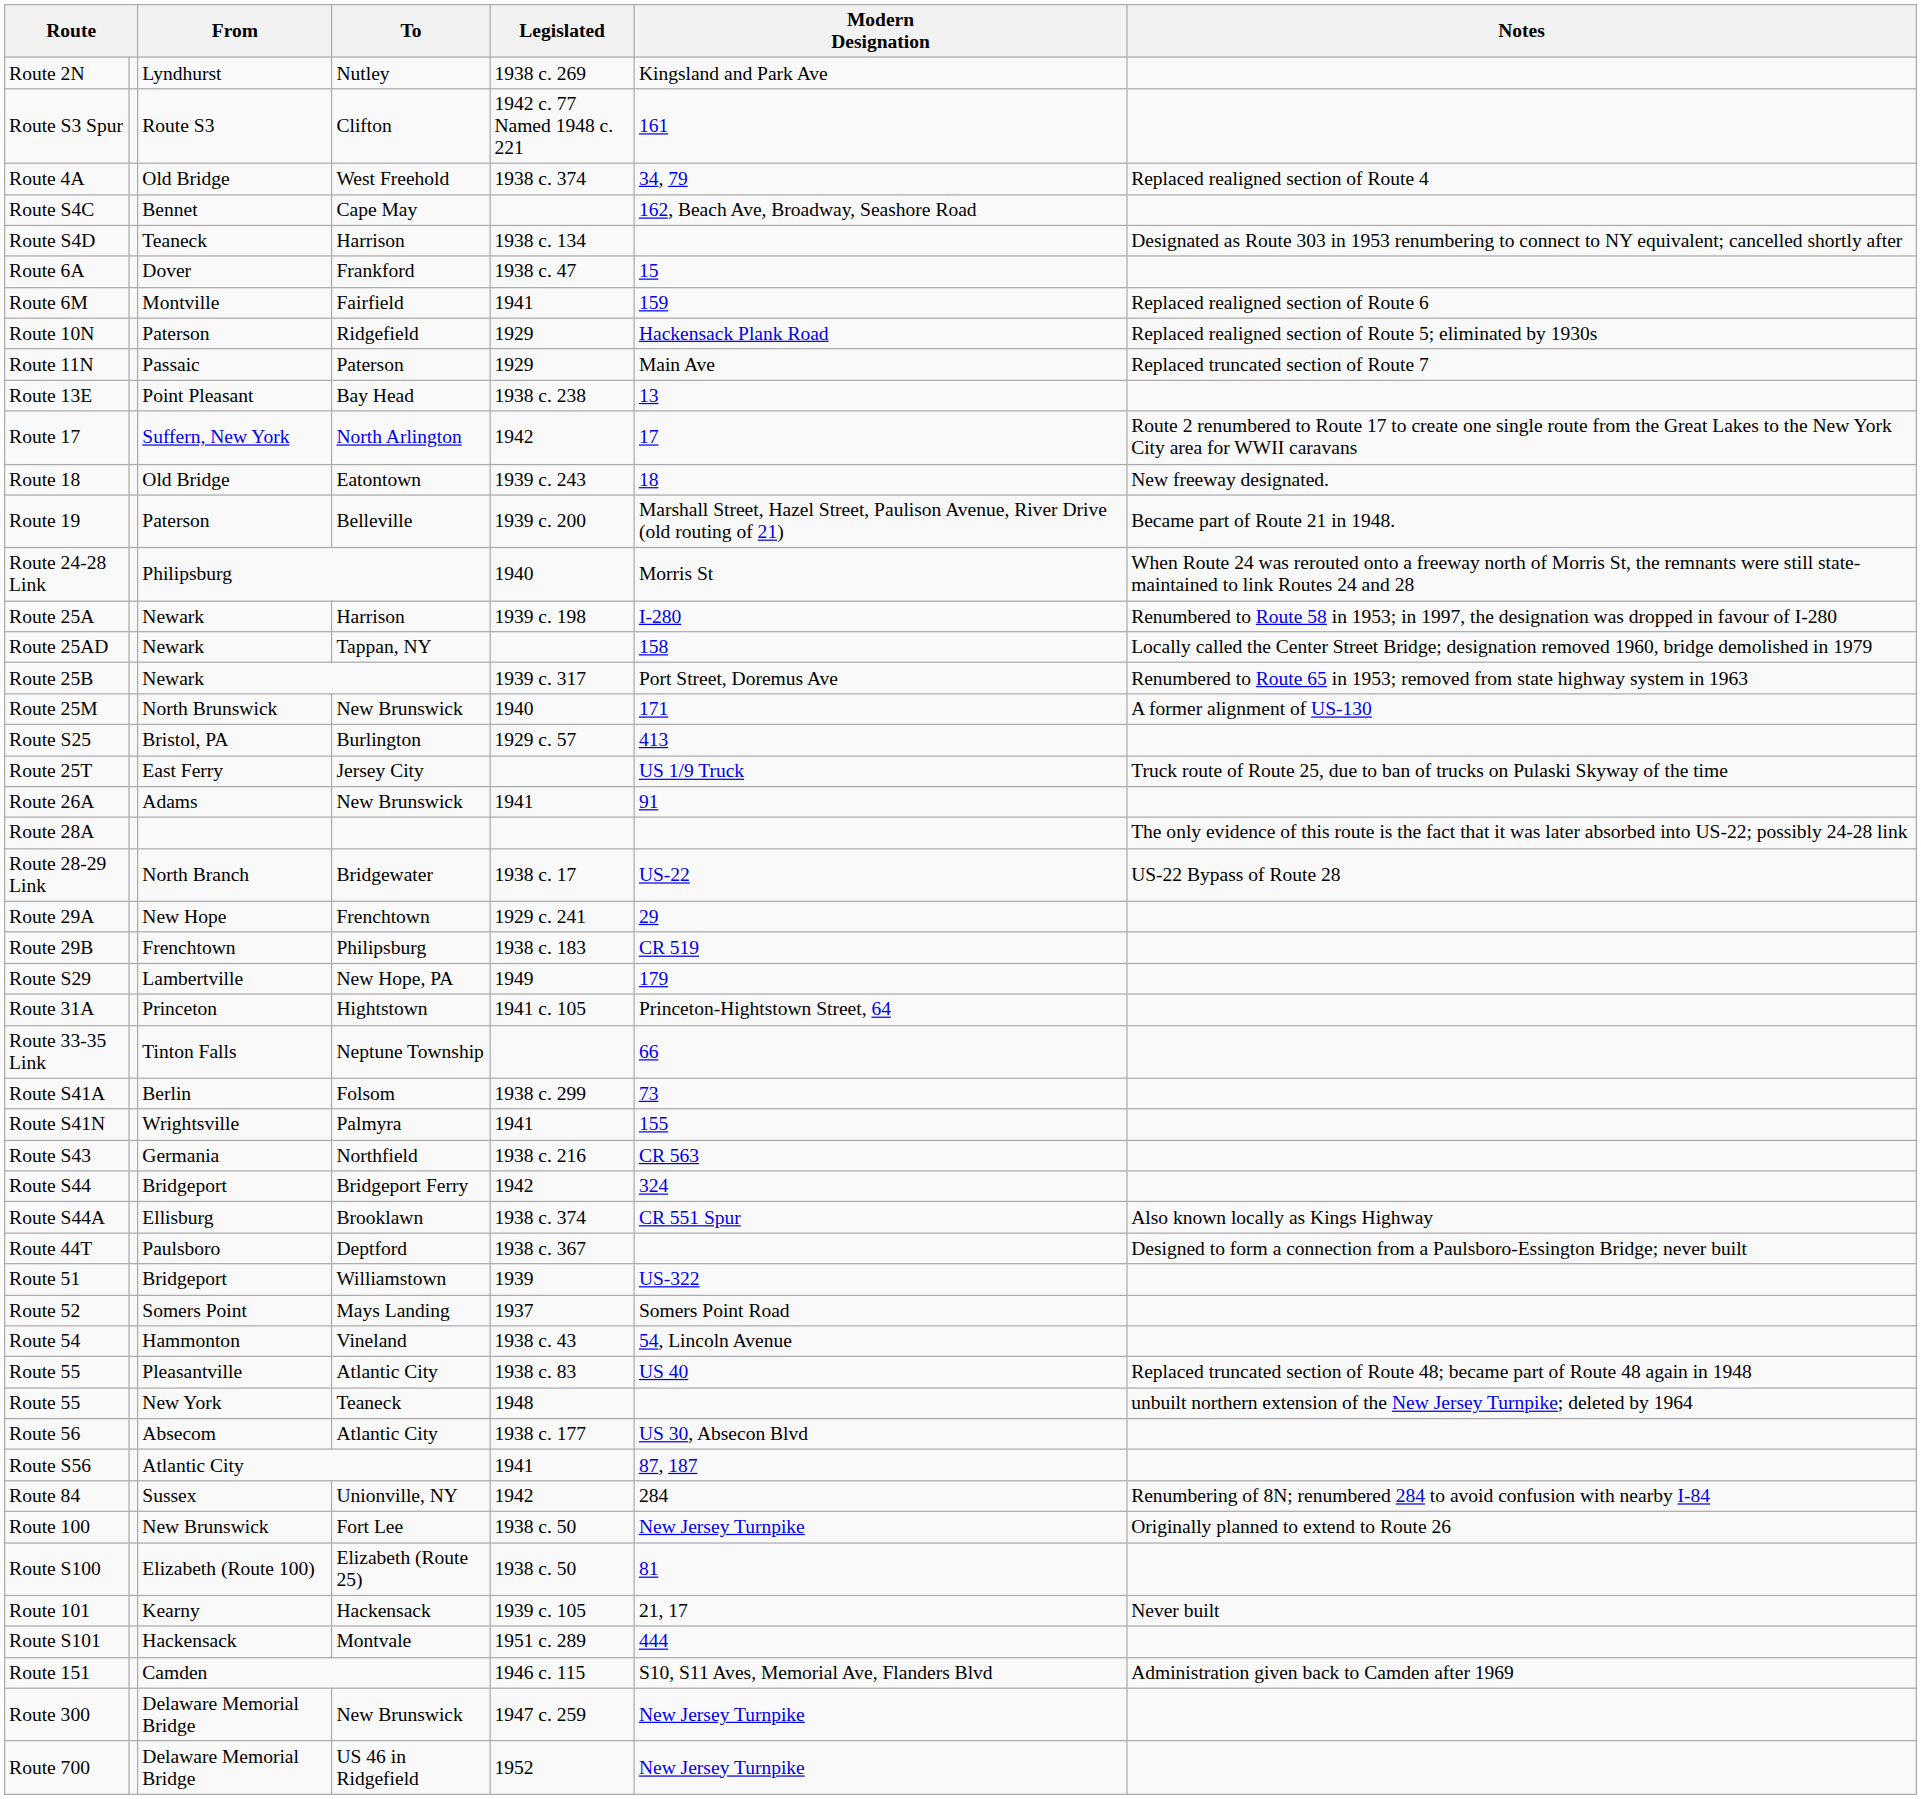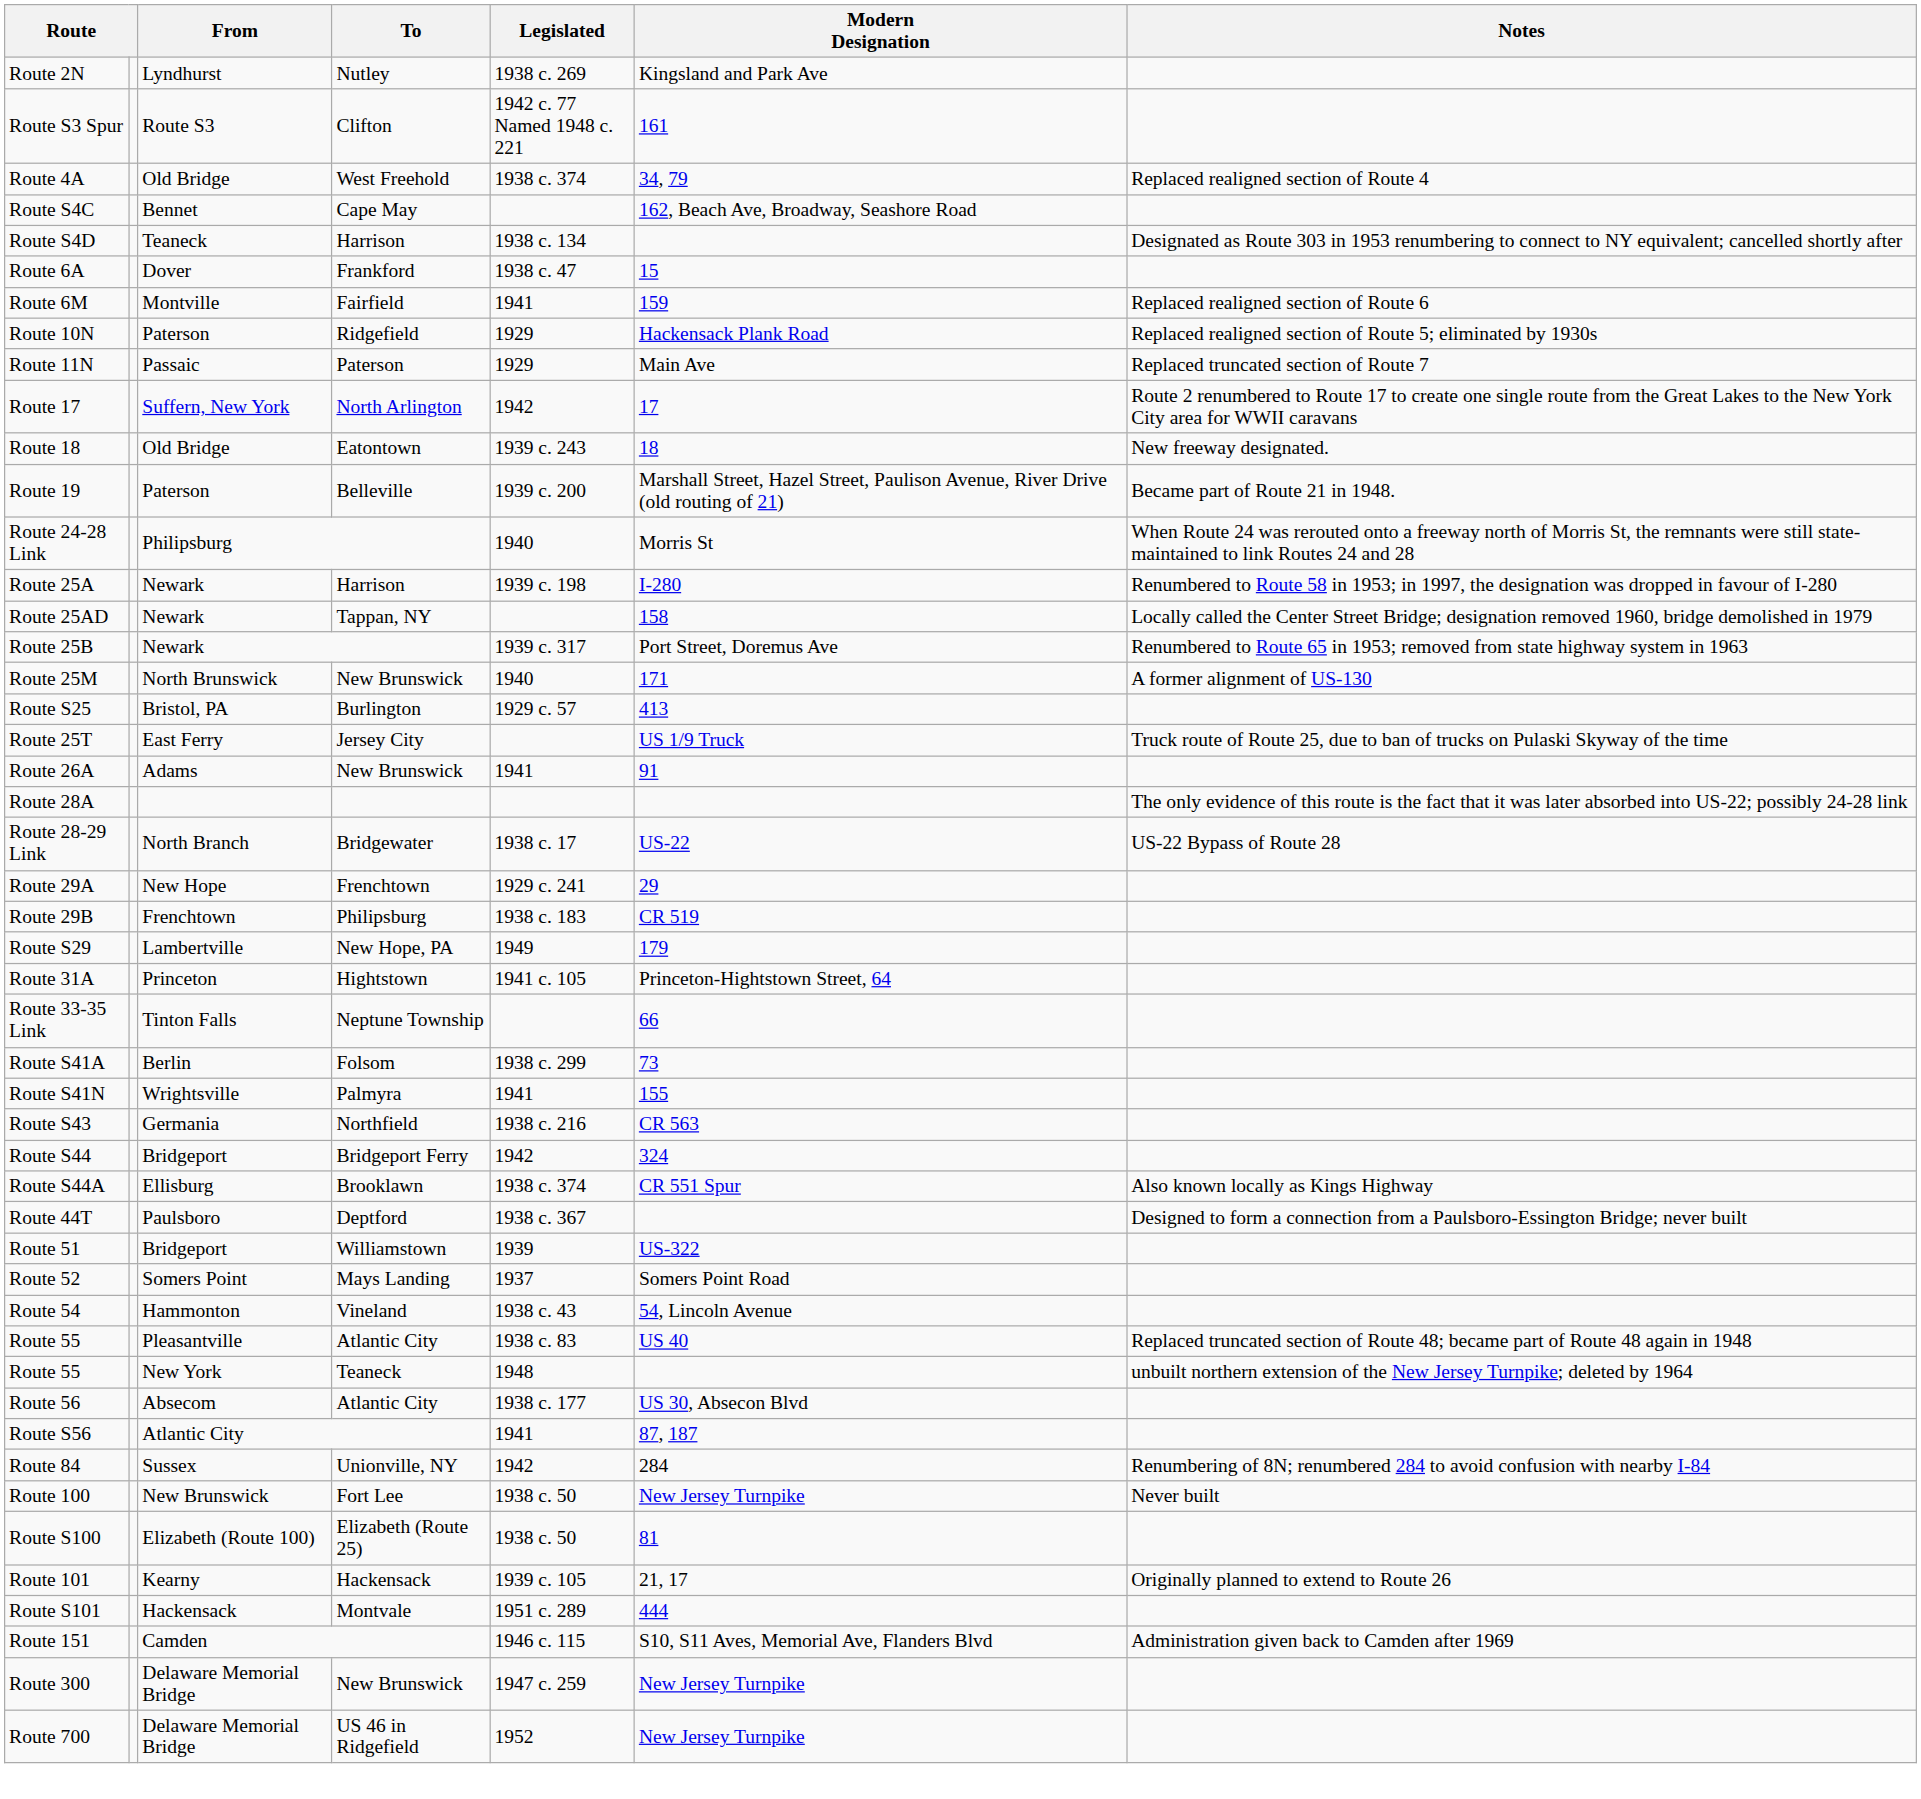- row: (51, 395)
(1291, 1526) Originally planned to extend to Route 26 -> (1175, 1495) Never built
(1175, 1610) Never built -> (1291, 1579) Originally planned to extend to Route 26
